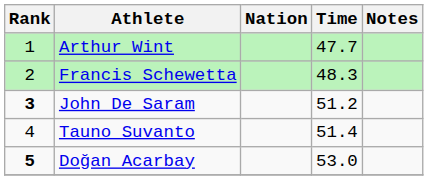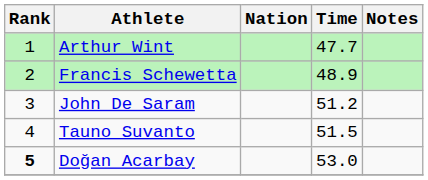(337, 76) 48.3 -> (337, 76) 48.9
(30, 104) bold -> (30, 104) normal
(337, 132) 51.4 -> (337, 132) 51.5
